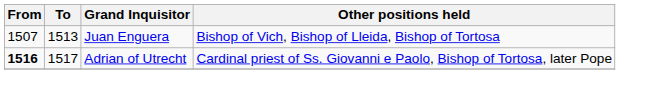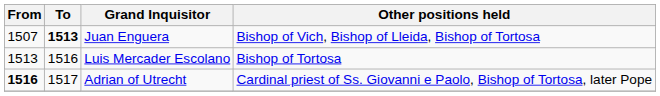(63, 36) normal -> (63, 36) bold
+ row: (157, 58)
